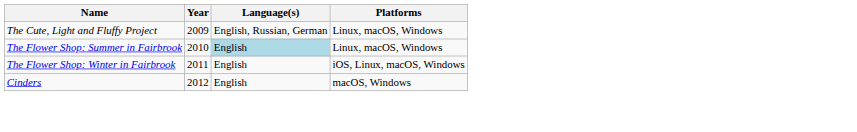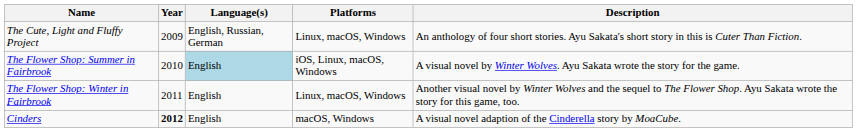+ column: (633, 13)
(387, 47) Linux, macOS, Windows -> (340, 65) iOS, Linux, macOS, Windows
(399, 64) iOS, Linux, macOS, Windows -> (350, 95) Linux, macOS, Windows
(198, 82) normal -> (172, 118) bold
